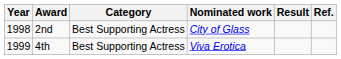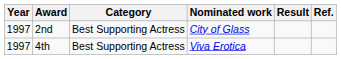(19, 29) 1998 -> (19, 29) 1997
(19, 46) 1999 -> (19, 46) 1997
